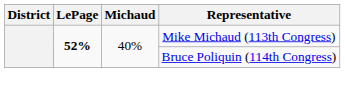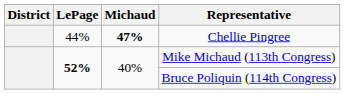+ row: (249, 36)
